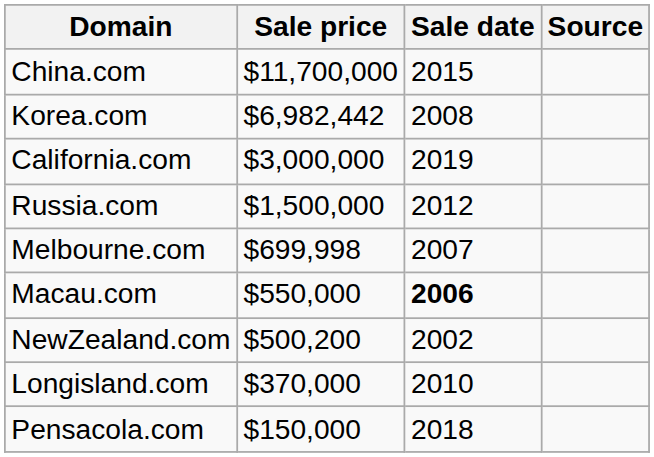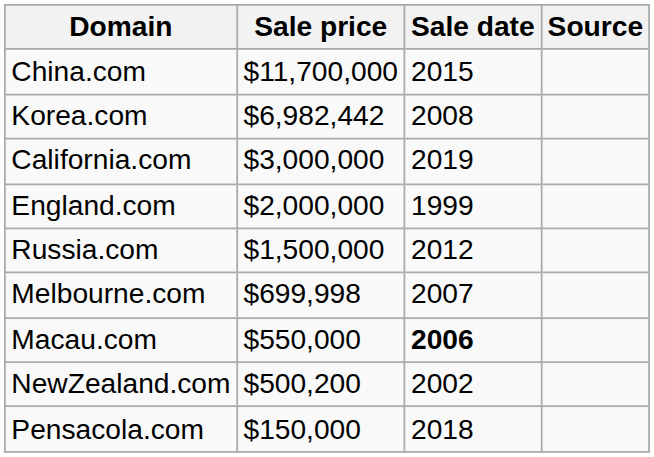+ row: (94, 205)
- row: (110, 384)
